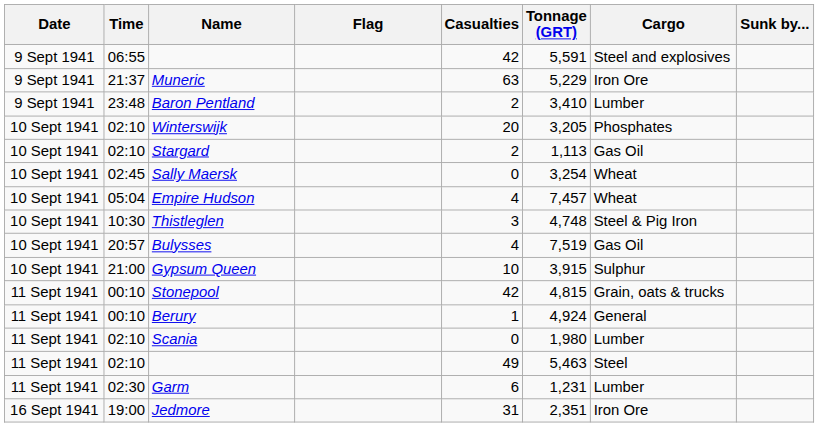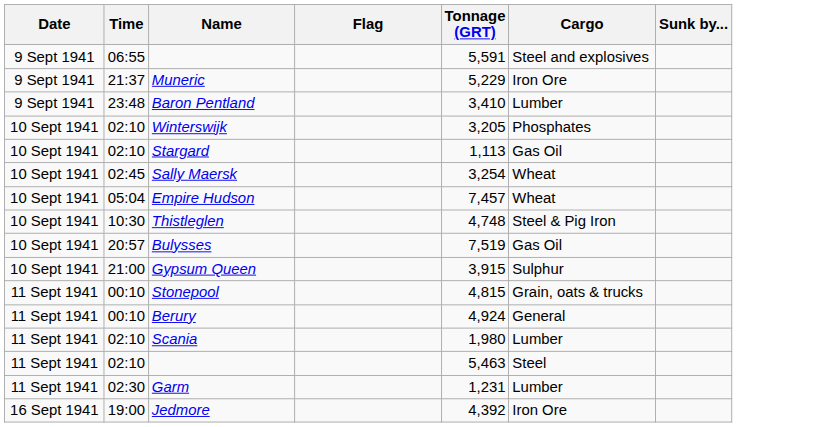- column: (482, 24)
(568, 410) 2,351 -> (487, 410) 4,392
